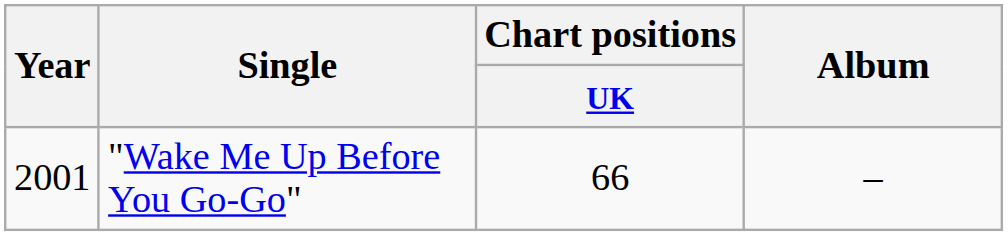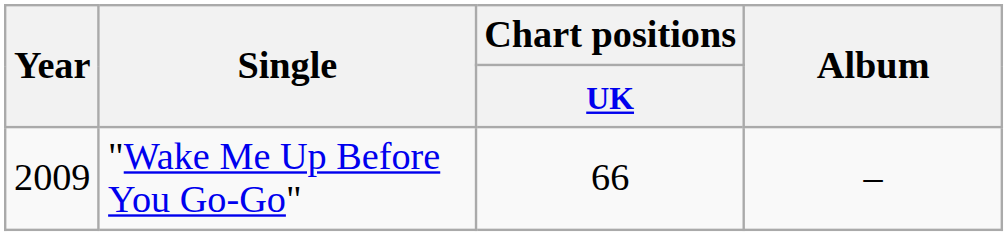(52, 177) 2001 -> (52, 177) 2009
